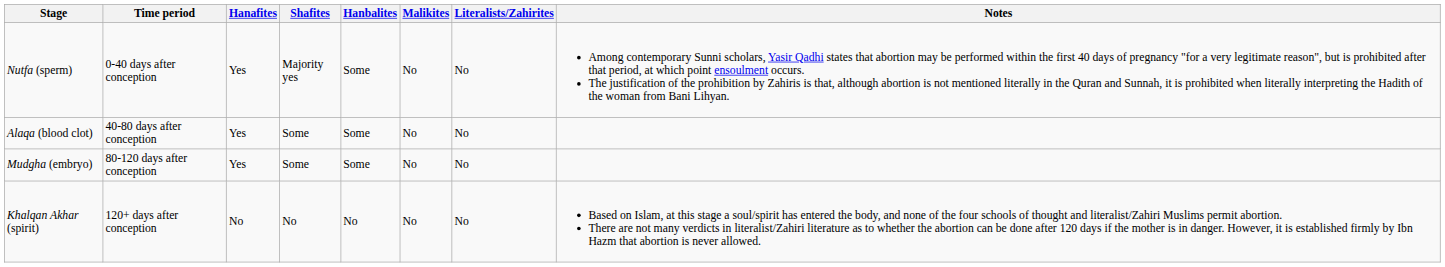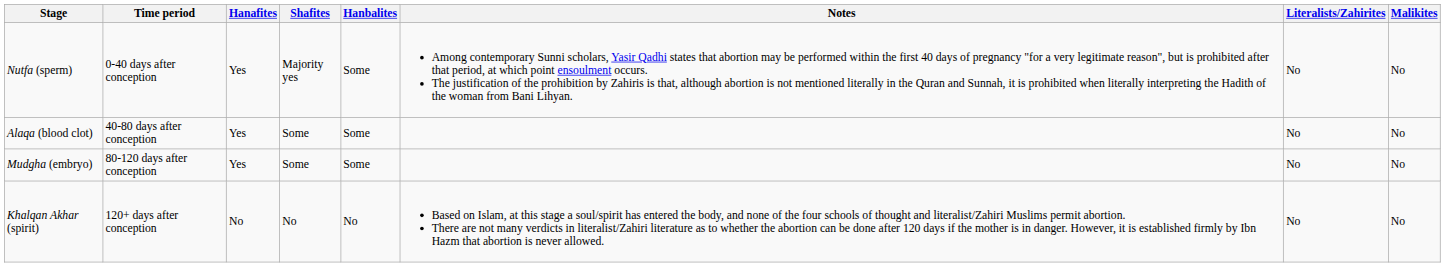columns swapped: (426, 13) <-> (998, 13)
